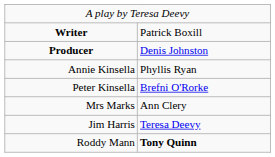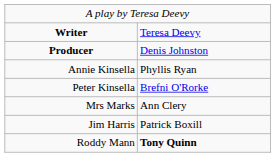(171, 32) Patrick Boxill -> (170, 32) Teresa Deevy
(170, 124) Teresa Deevy -> (171, 124) Patrick Boxill
